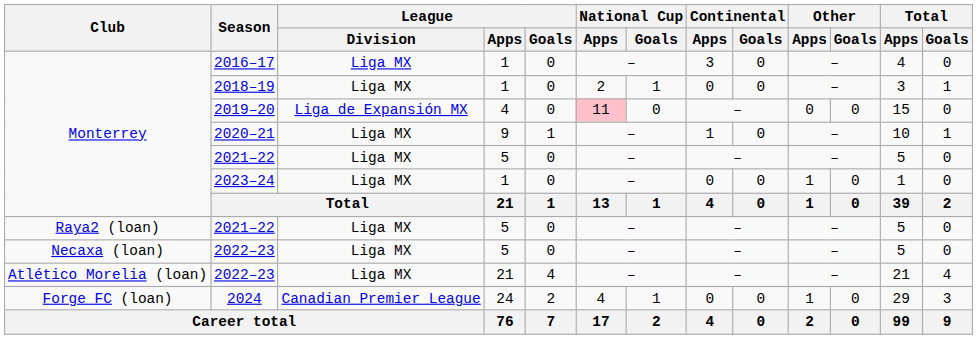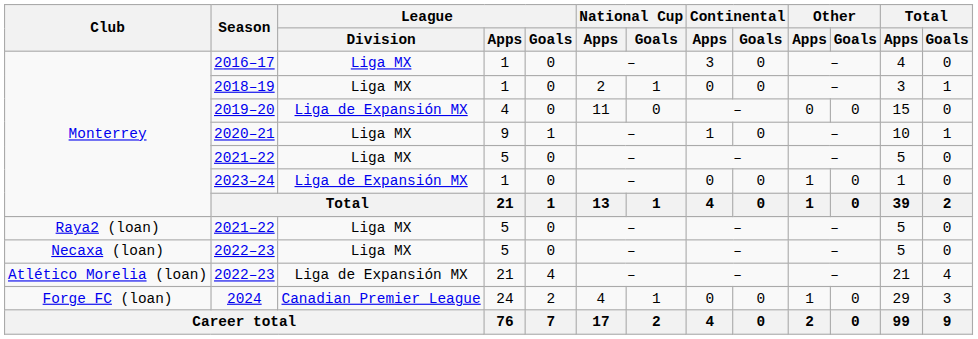(601, 110) pink background -> (601, 110) no background
(381, 181) Liga MX -> (381, 181) Liga de Expansión MX
(381, 275) Liga MX -> (381, 275) Liga de Expansión MX
